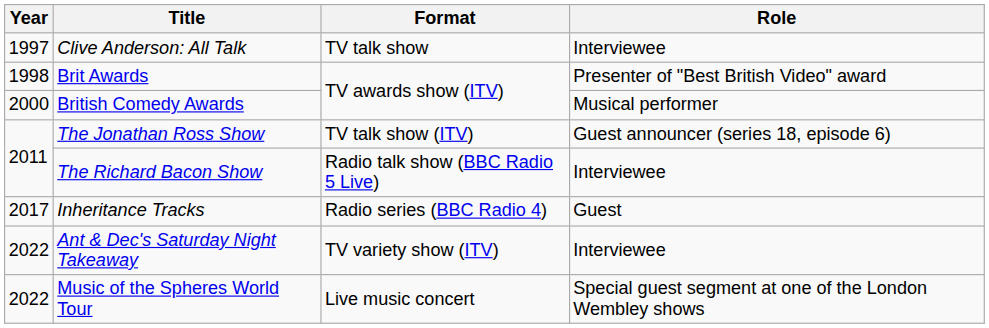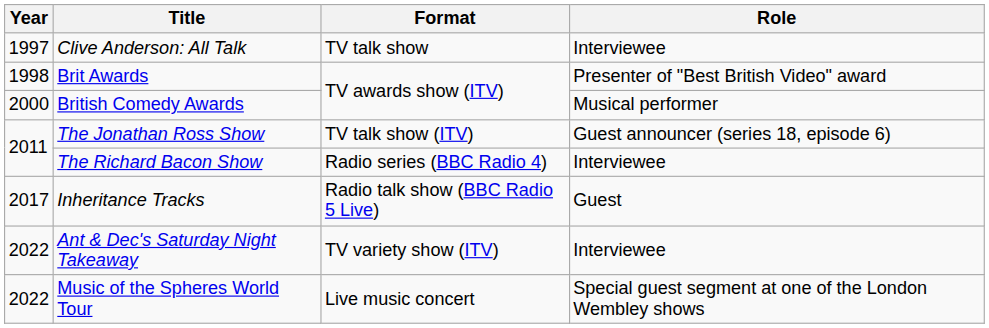(439, 172) Radio talk show (BBC Radio 5 Live) -> (436, 162) Radio series (BBC Radio 4)
(436, 211) Radio series (BBC Radio 4) -> (439, 201) Radio talk show (BBC Radio 5 Live)
